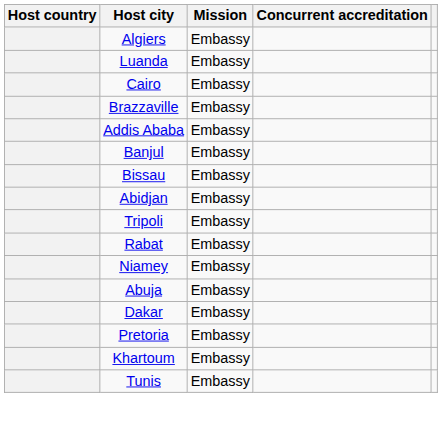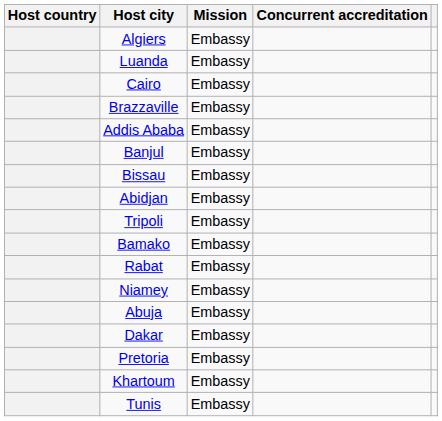+ row: (144, 244)
